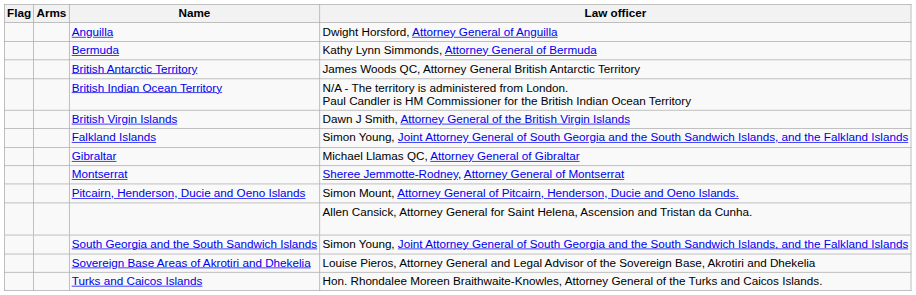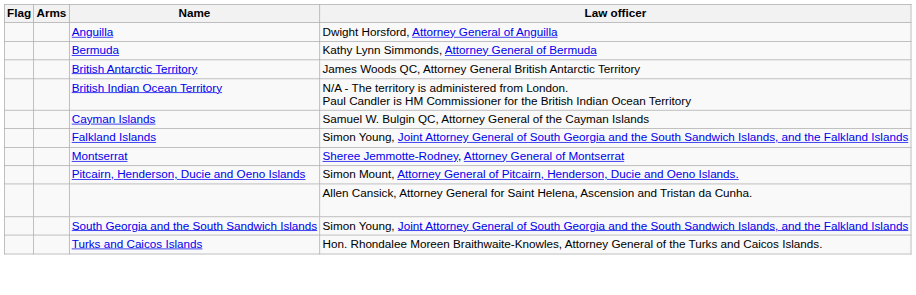- row: (124, 119)
+ row: (114, 119)
- row: (94, 156)
- row: (191, 263)
